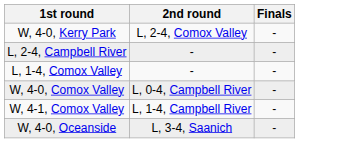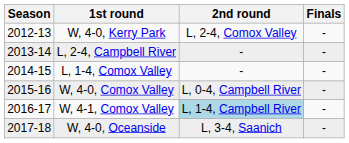+ column: (29, 14)
(192, 109) no background -> (241, 109) lightblue background
